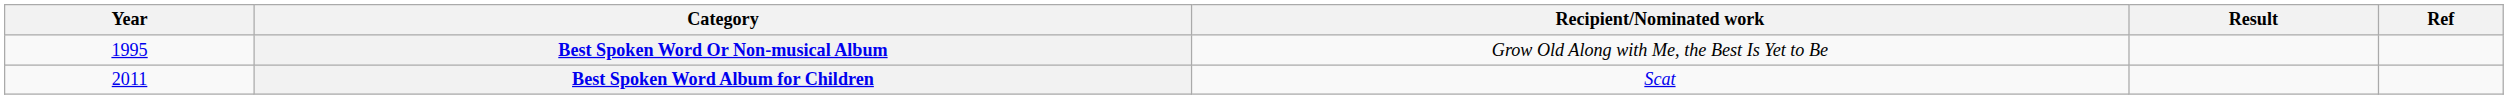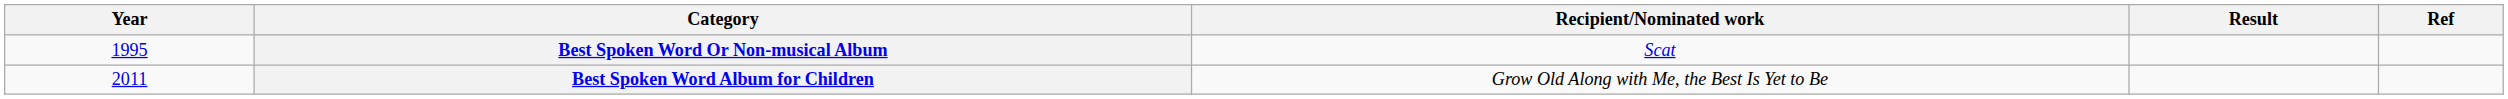(1660, 49) Grow Old Along with Me, the Best Is Yet to Be -> (1660, 49) Scat
(1660, 79) Scat -> (1660, 79) Grow Old Along with Me, the Best Is Yet to Be
